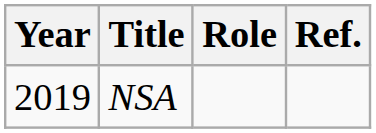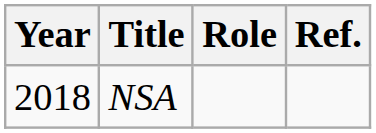(52, 95) 2019 -> (52, 95) 2018
